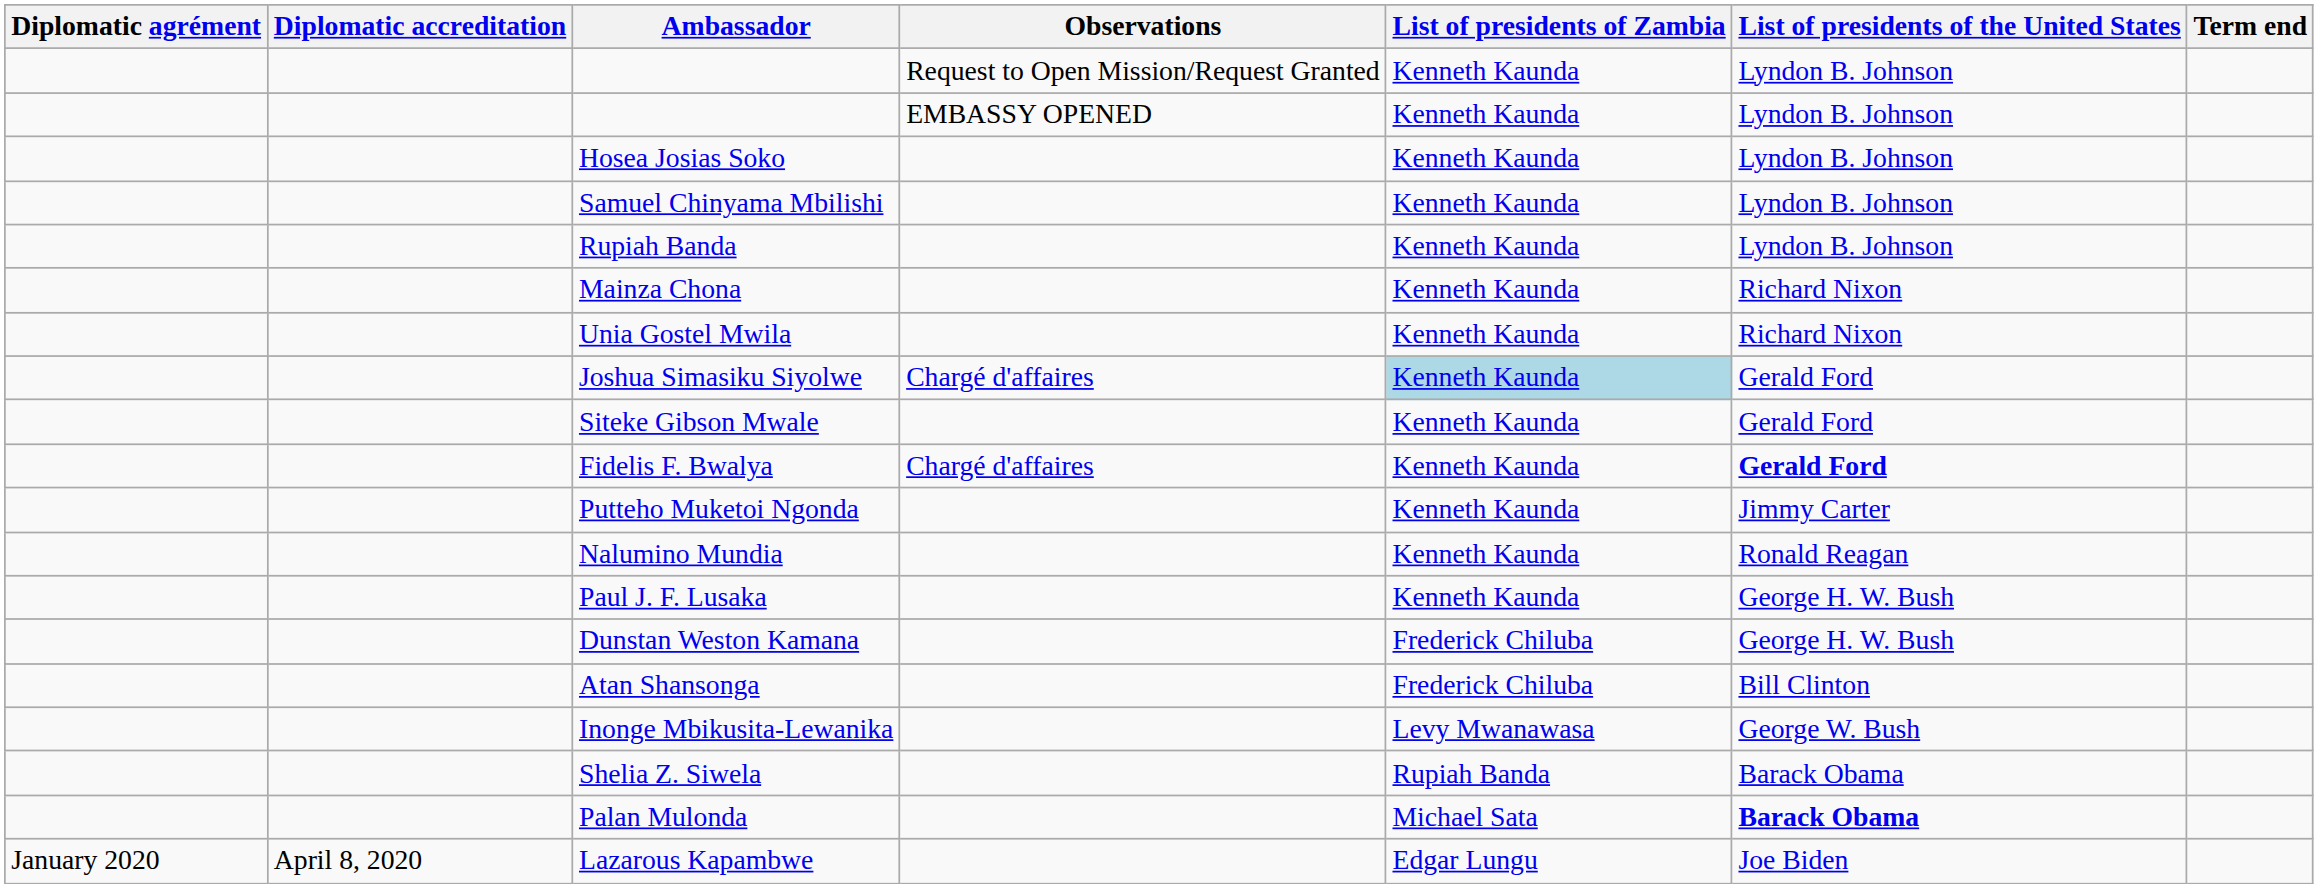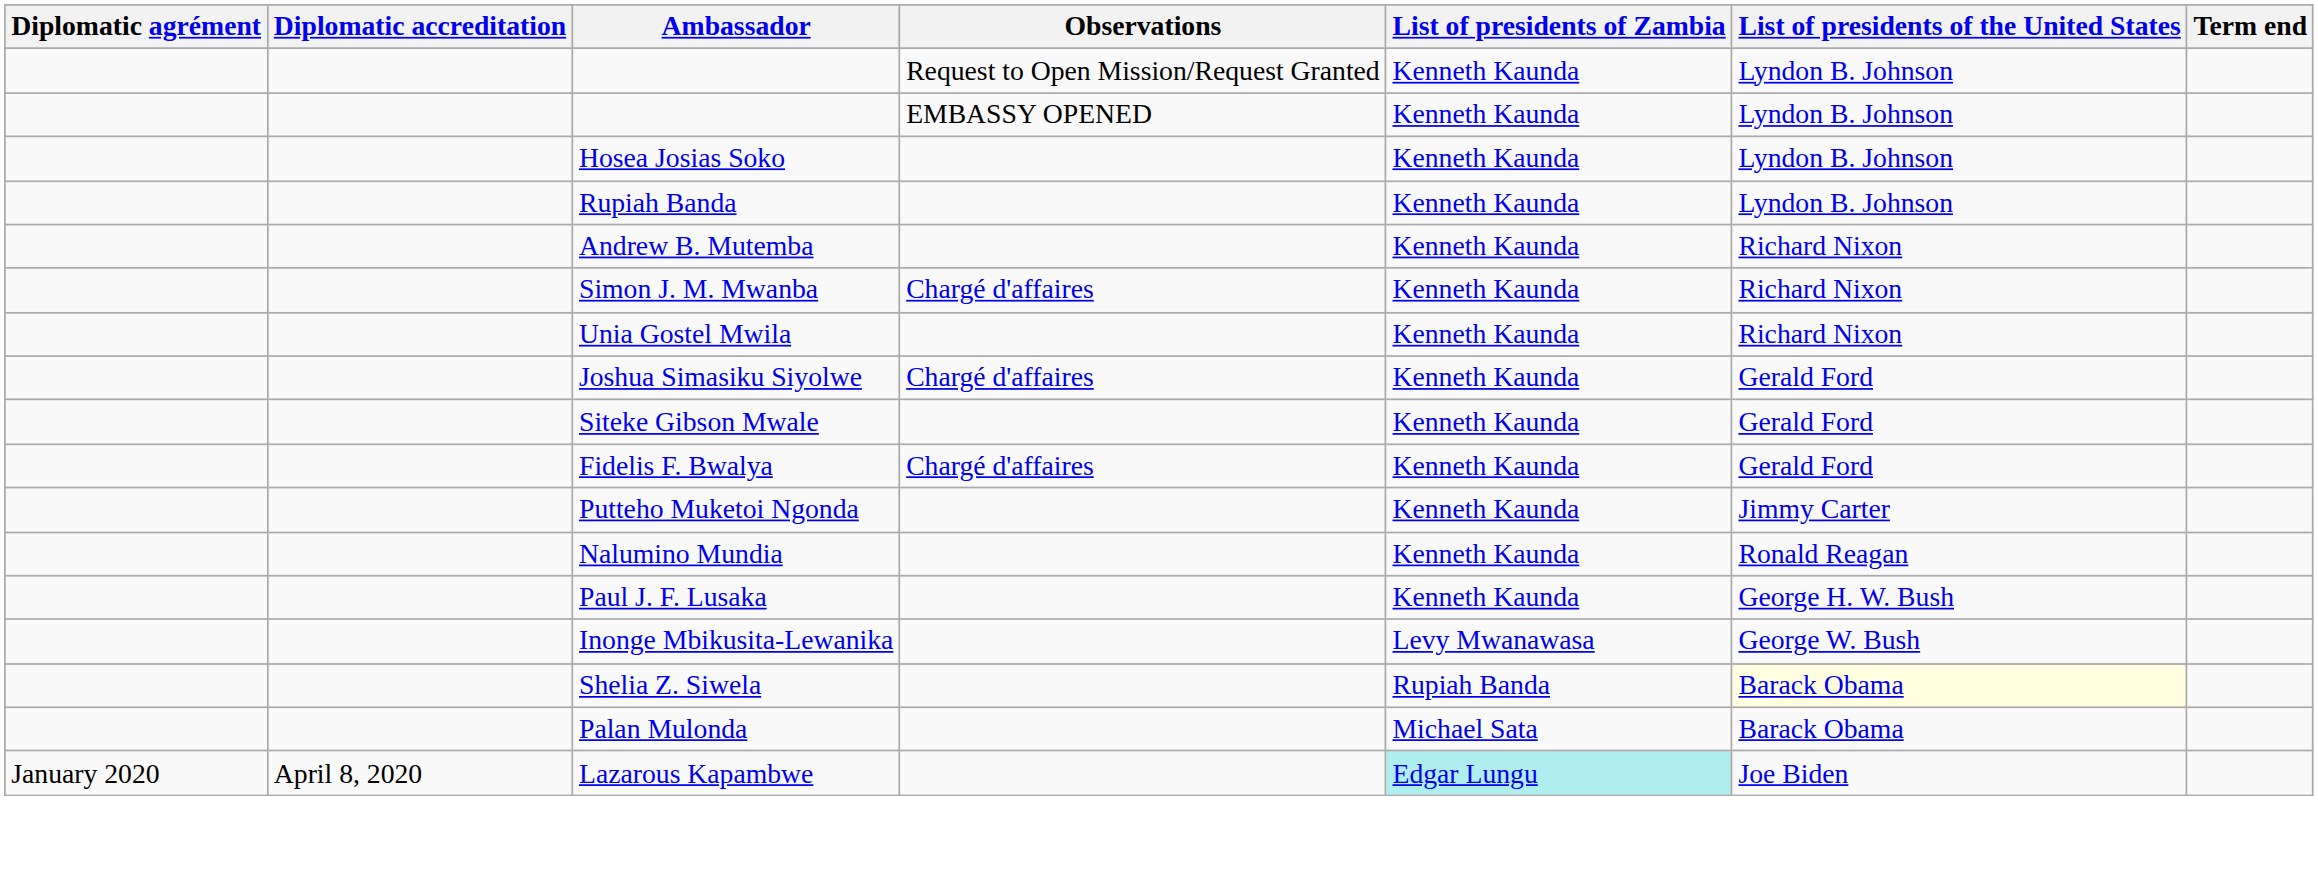- row: (731, 202)
- row: (660, 289)
+ row: (696, 245)
+ row: (699, 289)
(1486, 377) lightblue background -> (1486, 377) no background
(1813, 465) bold -> (1806, 465) normal
- row: (719, 641)
- row: (669, 684)
(1821, 772) no background -> (1821, 684) lightyellow background
(1829, 816) bold -> (1821, 728) normal
(1465, 860) no background -> (1465, 772) paleturquoise background
